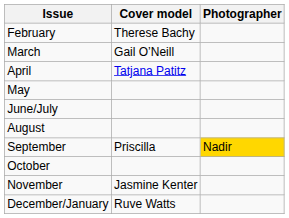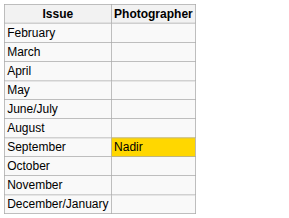- column: (156, 14)
